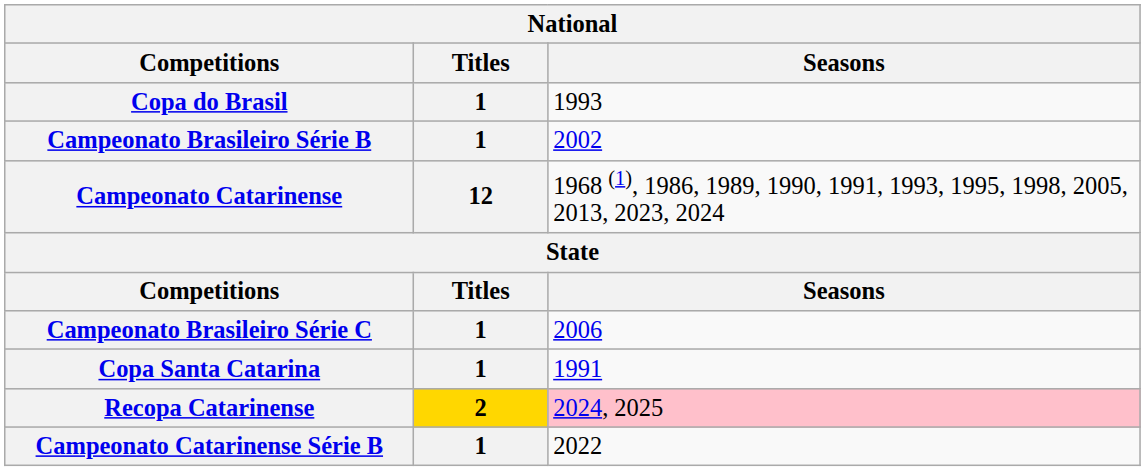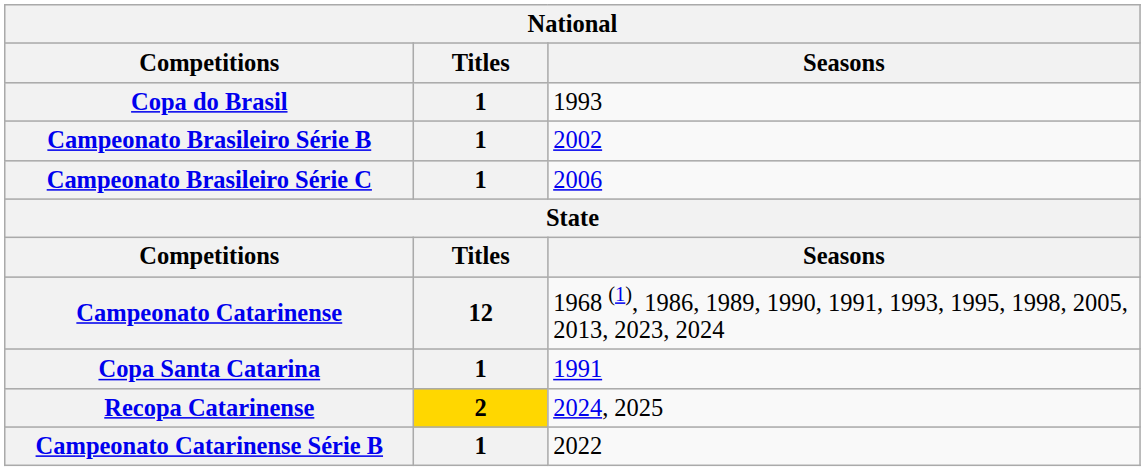rows swapped: (209, 329) <-> (209, 196)
(608, 407) pink background -> (608, 407) no background
